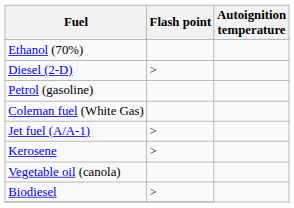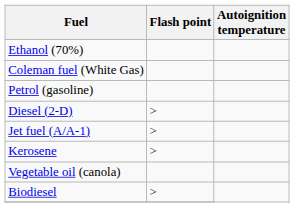rows swapped: (76, 111) <-> (40, 70)
